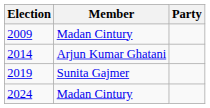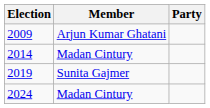(95, 34) Madan Cintury -> (111, 34) Arjun Kumar Ghatani
(111, 53) Arjun Kumar Ghatani -> (95, 53) Madan Cintury
